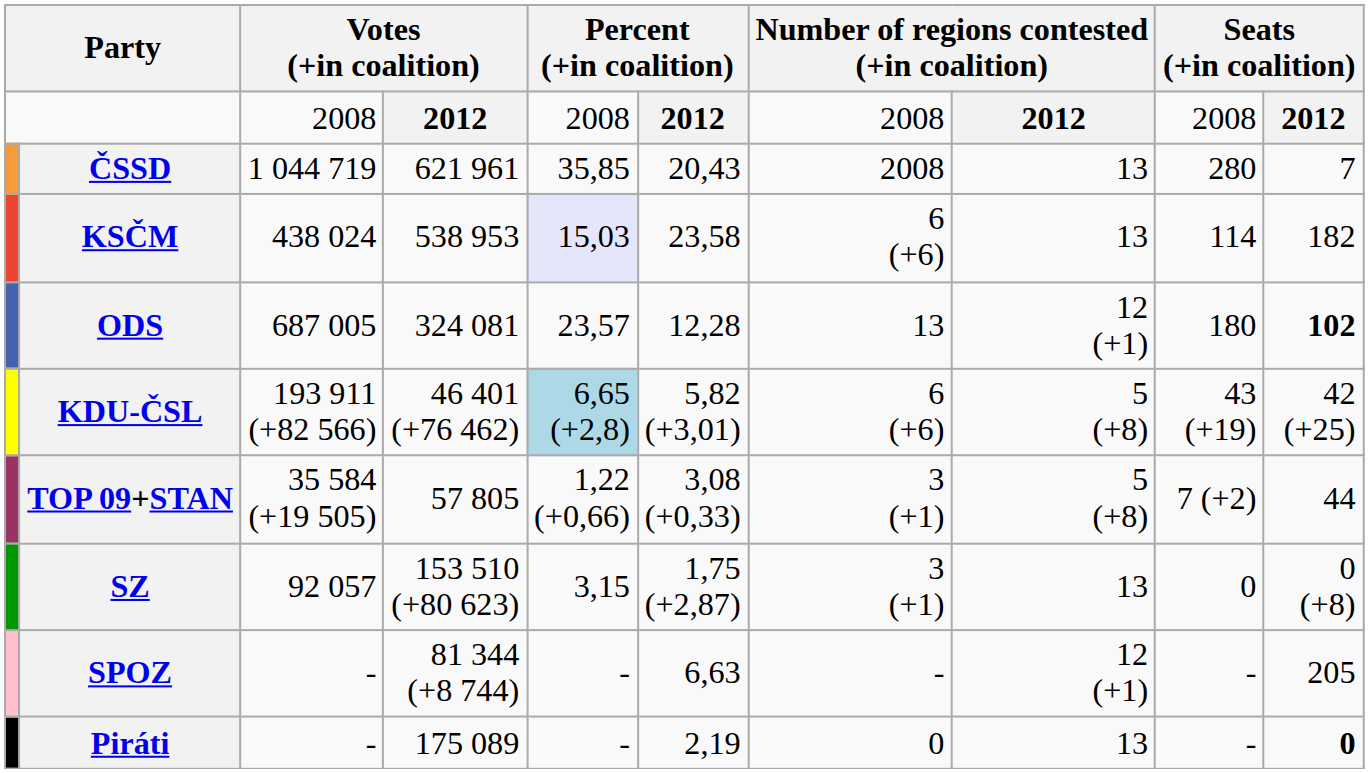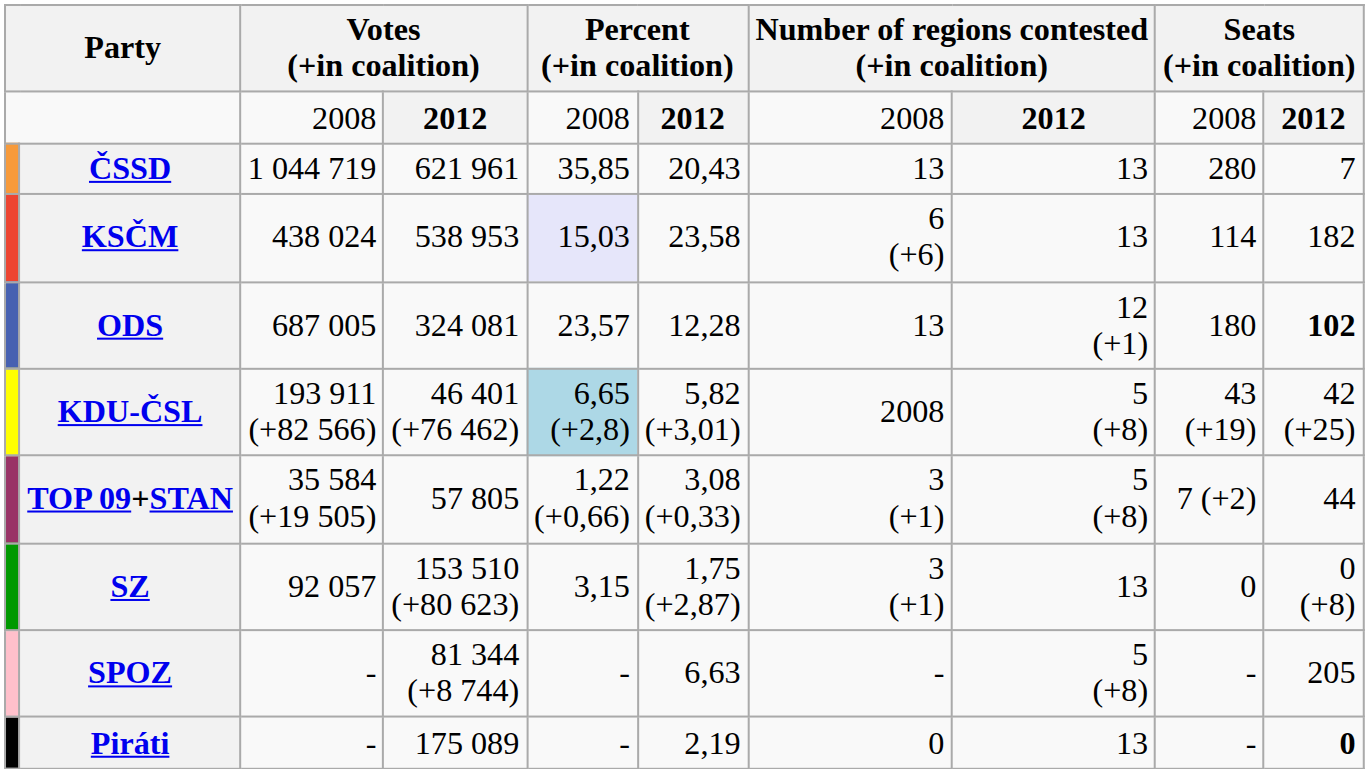(912, 168) 2008 -> (928, 168) 13
(917, 411) 6 (+6) -> (912, 411) 2008
(1120, 673) 12 (+1) -> (1120, 673) 5 (+8)
